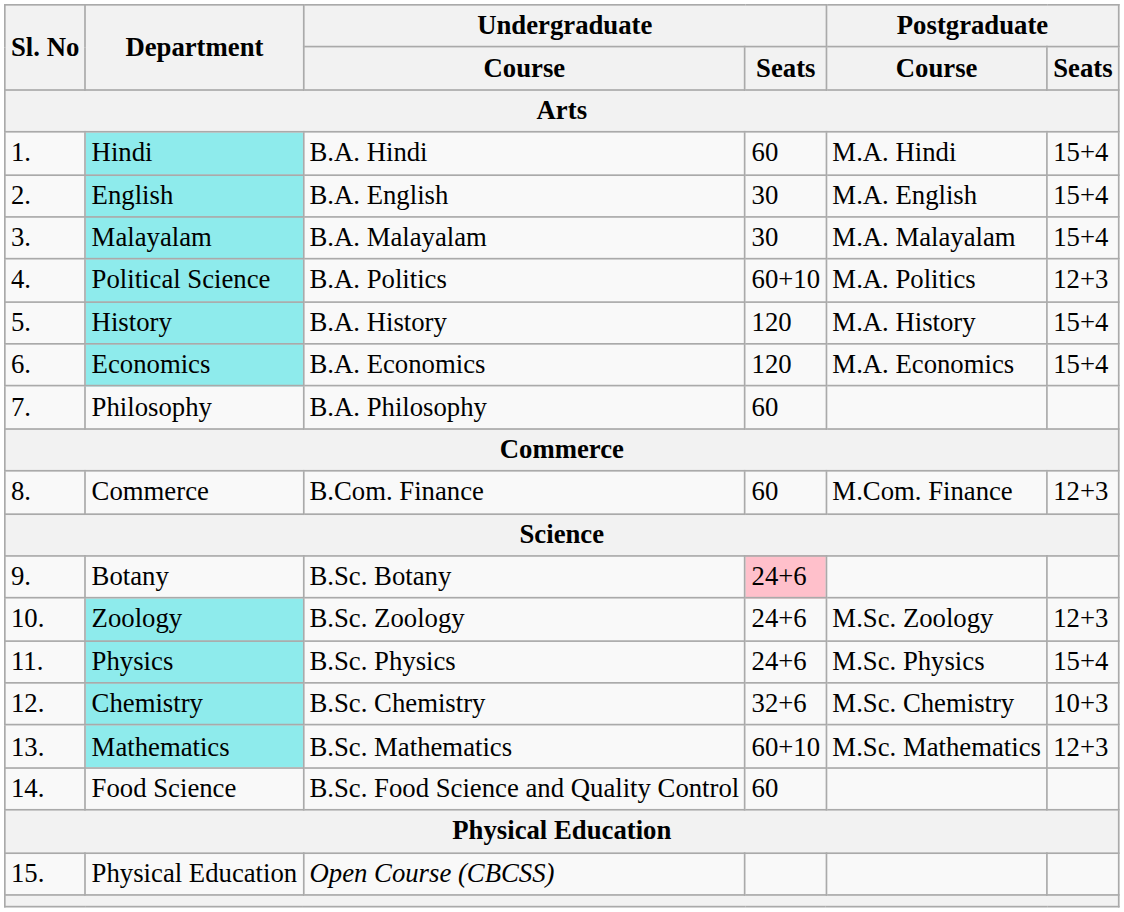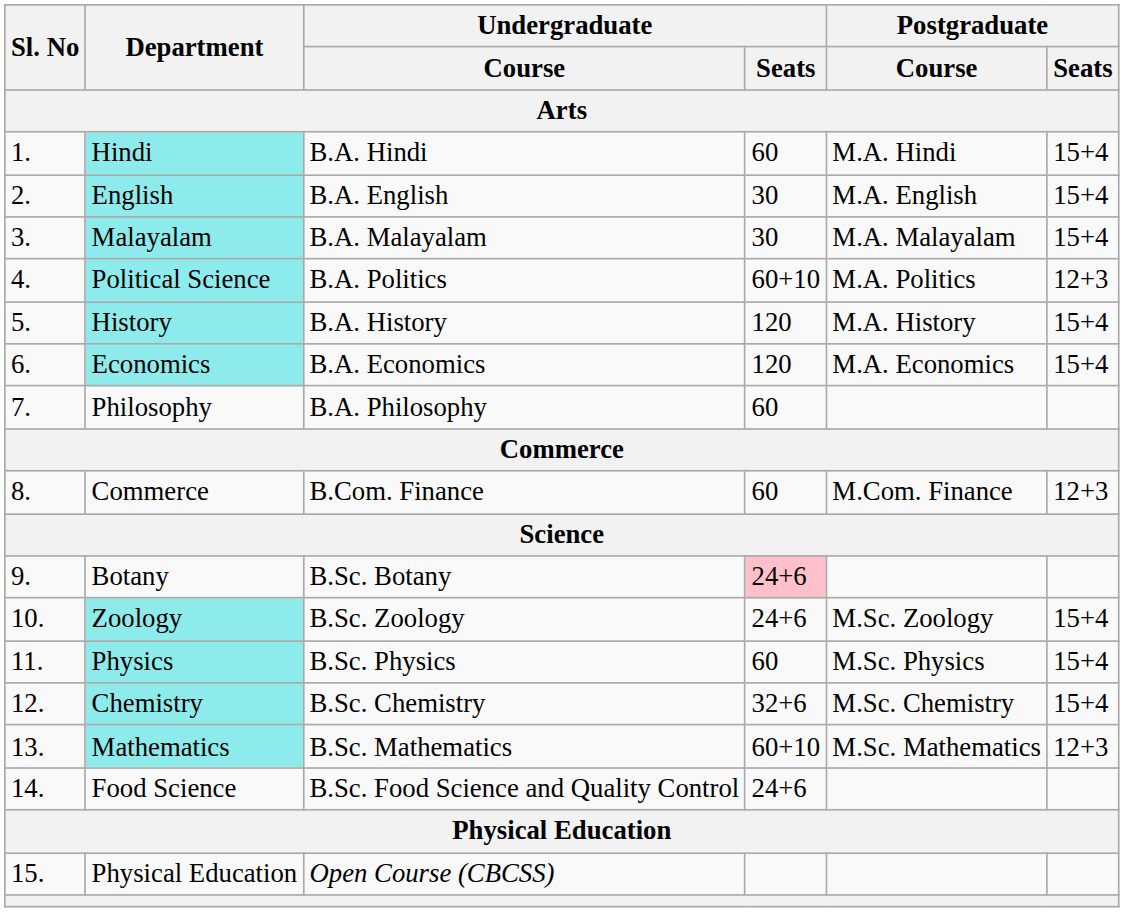(1081, 618) 12+3 -> (1081, 618) 15+4
(779, 661) 24+6 -> (765, 661) 60
(1081, 703) 10+3 -> (1081, 703) 15+4
(765, 788) 60 -> (779, 788) 24+6
